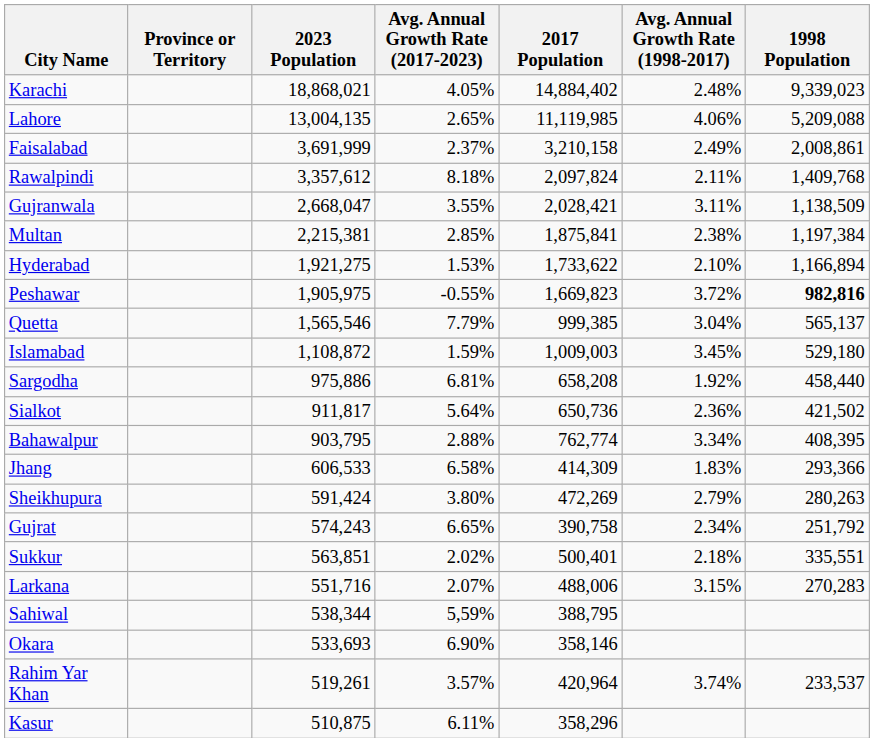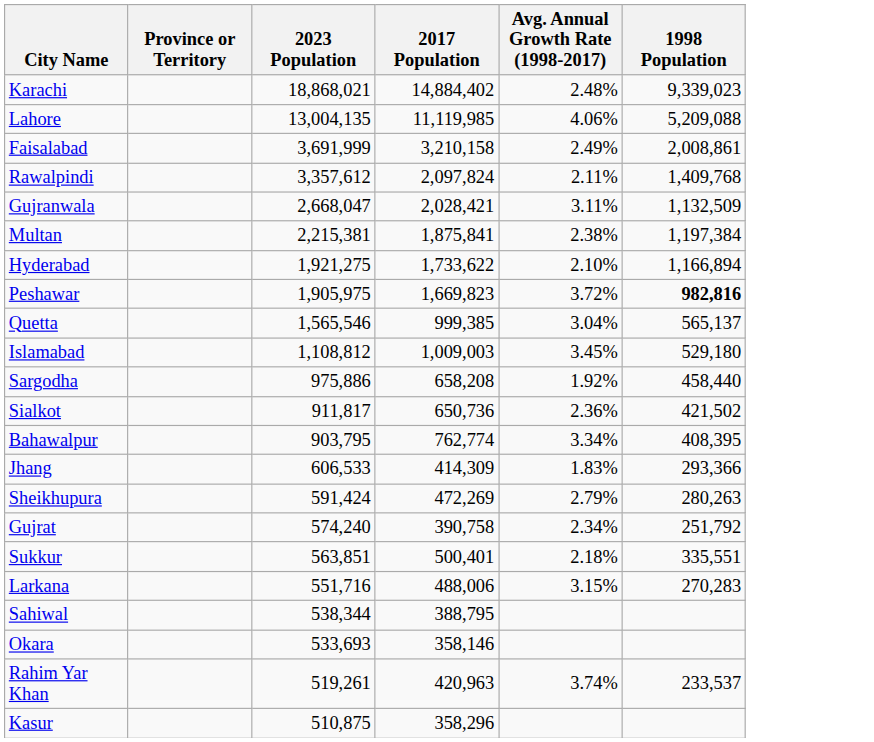- column: (437, 39)
(828, 206) 1,138,509 -> (704, 206) 1,132,509
(334, 352) 1,108,872 -> (334, 352) 1,108,812
(341, 527) 574,243 -> (341, 527) 574,240
(588, 683) 420,964 -> (464, 683) 420,963
